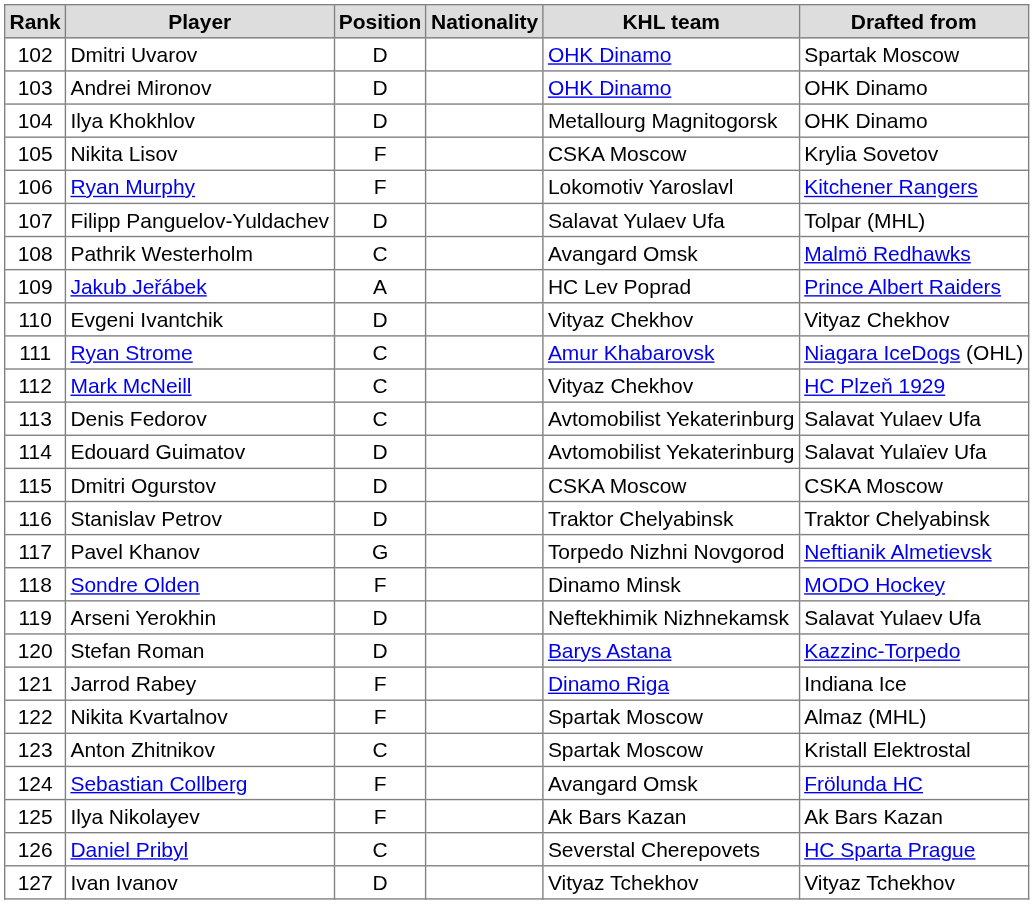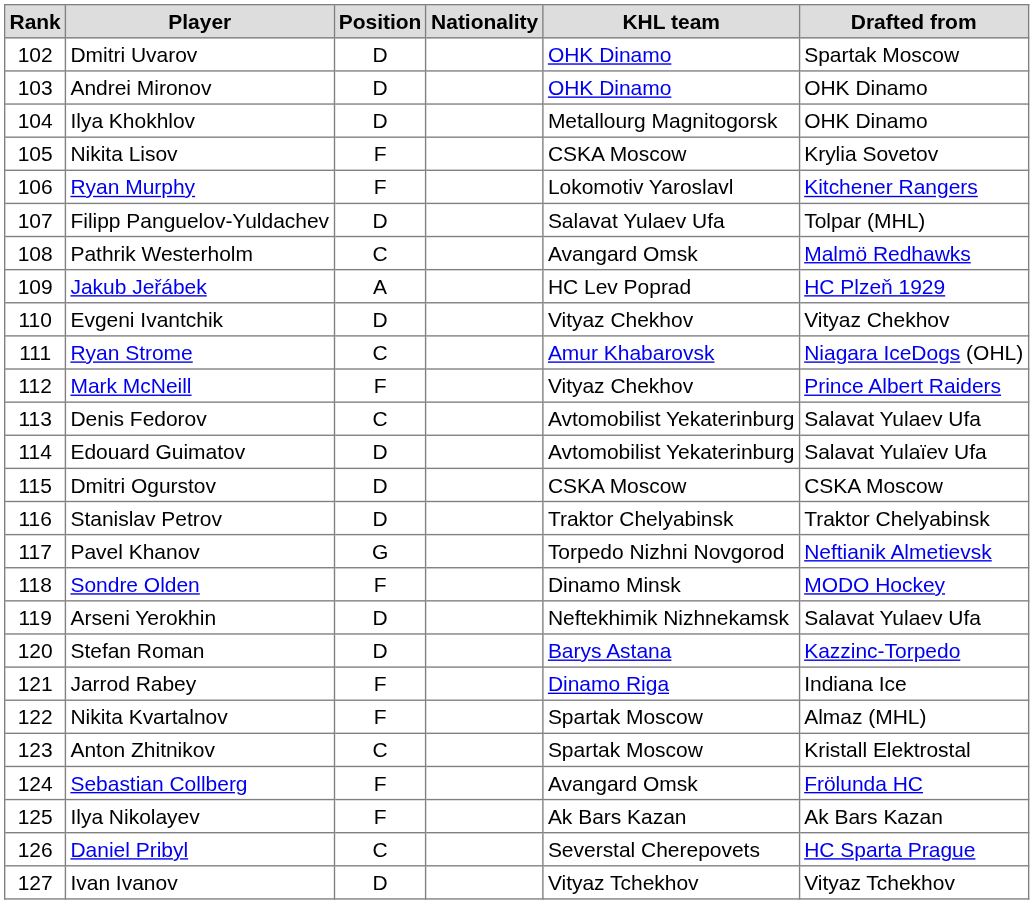(903, 286) Prince Albert Raiders -> (875, 286) HC Plzeň 1929
(380, 386) C -> (380, 386) F
(875, 386) HC Plzeň 1929 -> (903, 386) Prince Albert Raiders
